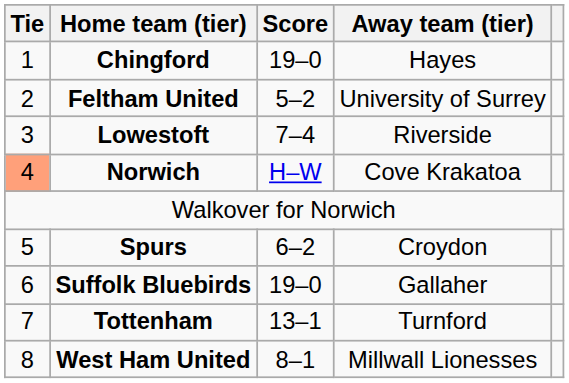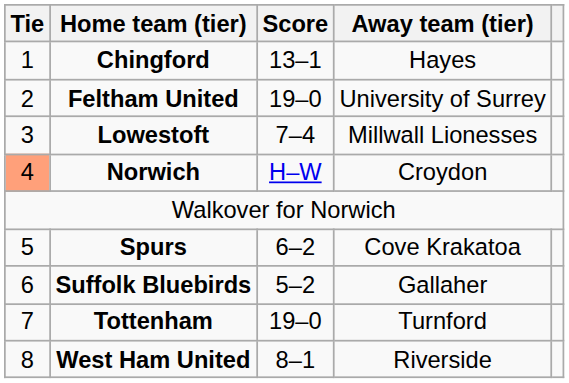(295, 60) 19–0 -> (295, 60) 13–1
(295, 98) 5–2 -> (295, 98) 19–0
(443, 135) Riverside -> (443, 135) Millwall Lionesses
(443, 172) Cove Krakatoa -> (443, 172) Croydon
(443, 247) Croydon -> (443, 247) Cove Krakatoa
(295, 284) 19–0 -> (295, 284) 5–2
(295, 322) 13–1 -> (295, 322) 19–0
(443, 359) Millwall Lionesses -> (443, 359) Riverside
